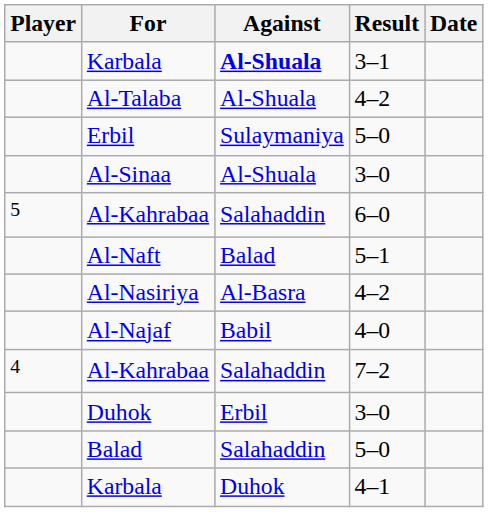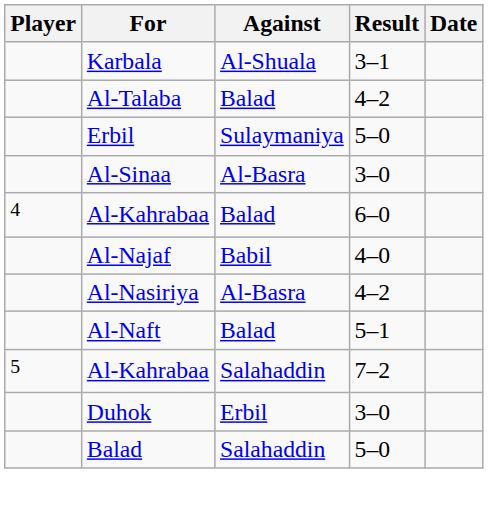(271, 60) bold -> (268, 60) normal
(268, 98) Al-Shuala -> (248, 98) Balad
(268, 173) Al-Shuala -> (263, 173) Al-Basra
(15, 209) 5 -> (15, 209) 4
(273, 214) Salahaddin -> (248, 214) Balad
rows swapped: (129, 330) <-> (124, 255)
(15, 366) 4 -> (15, 366) 5
- row: (124, 486)
